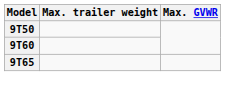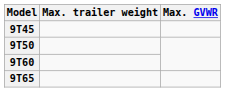+ row: (22, 29)
